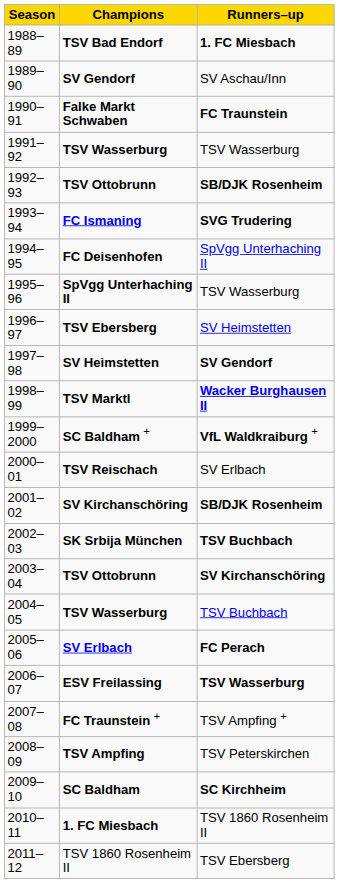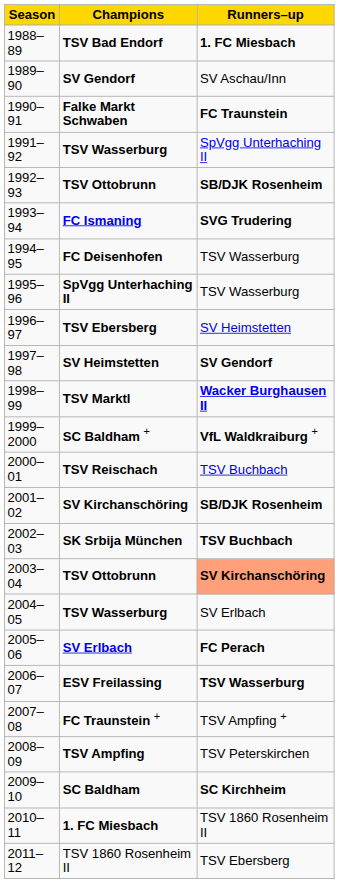(250, 149) TSV Wasserburg -> (260, 149) SpVgg Unterhaching II
(260, 256) SpVgg Unterhaching II -> (250, 256) TSV Wasserburg
(233, 469) SV Erlbach -> (244, 469) TSV Buchbach
(263, 576) no background -> (263, 576) lightsalmon background
(244, 612) TSV Buchbach -> (233, 612) SV Erlbach
